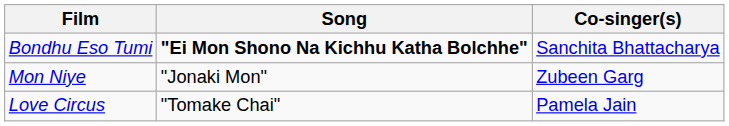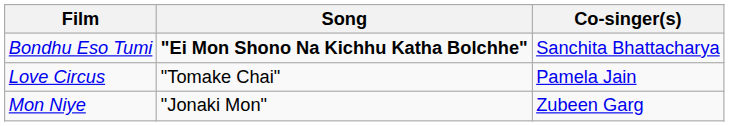rows swapped: (47, 76) <-> (57, 105)
